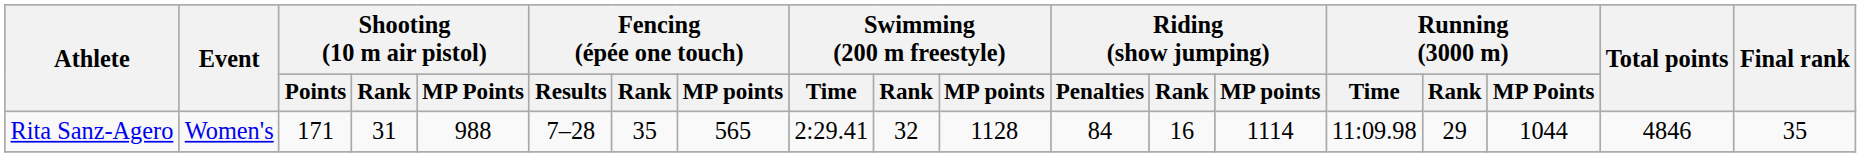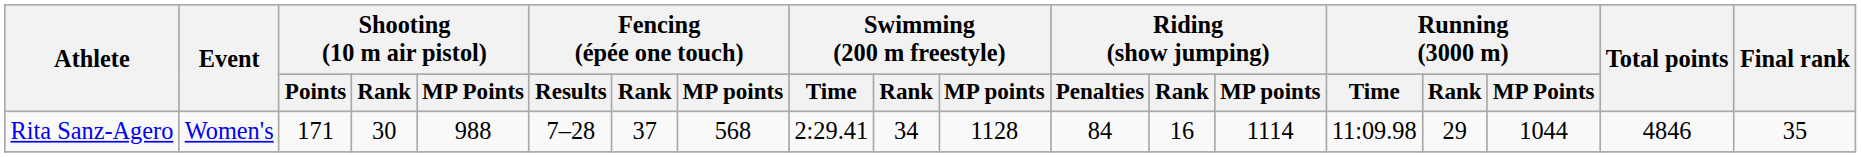(384, 131) 31 -> (384, 131) 30
(645, 131) 35 -> (645, 131) 37
(733, 131) 565 -> (733, 131) 568
(906, 131) 32 -> (906, 131) 34
